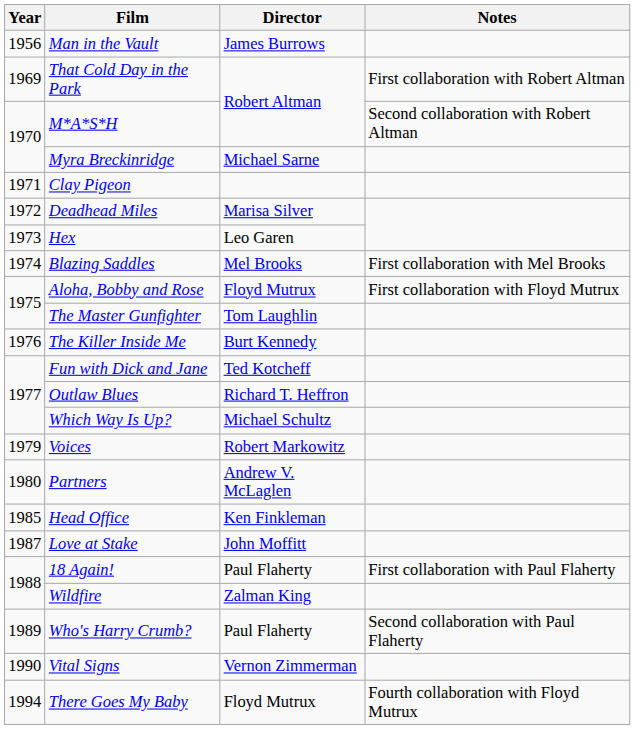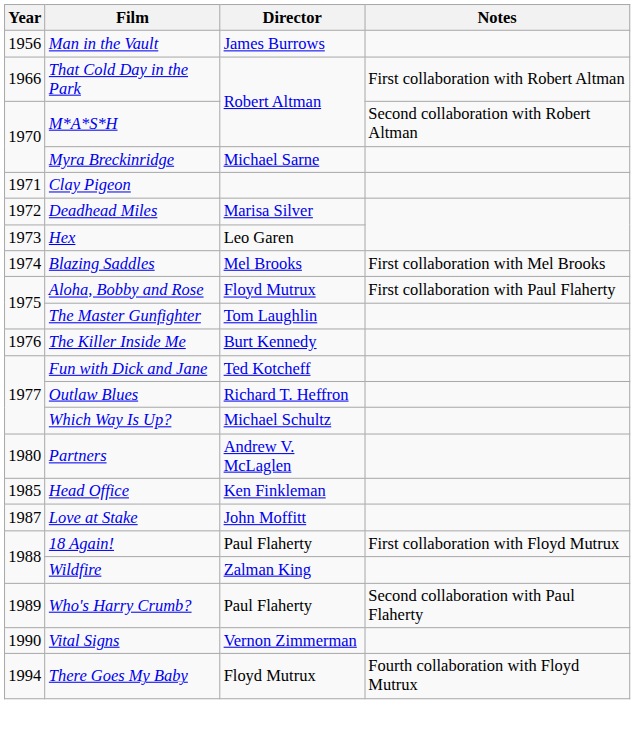(25, 79) 1969 -> (25, 79) 1966
(494, 289) First collaboration with Floyd Mutrux -> (492, 289) First collaboration with Paul Flaherty
- row: (70, 446)
(492, 569) First collaboration with Paul Flaherty -> (494, 543) First collaboration with Floyd Mutrux
